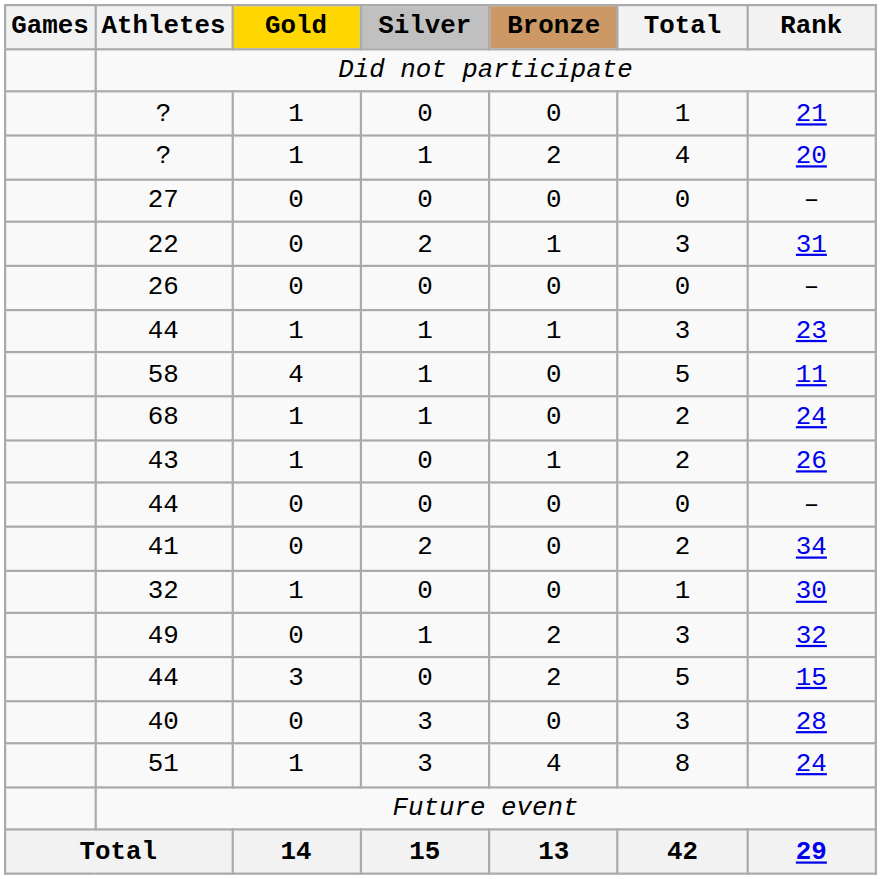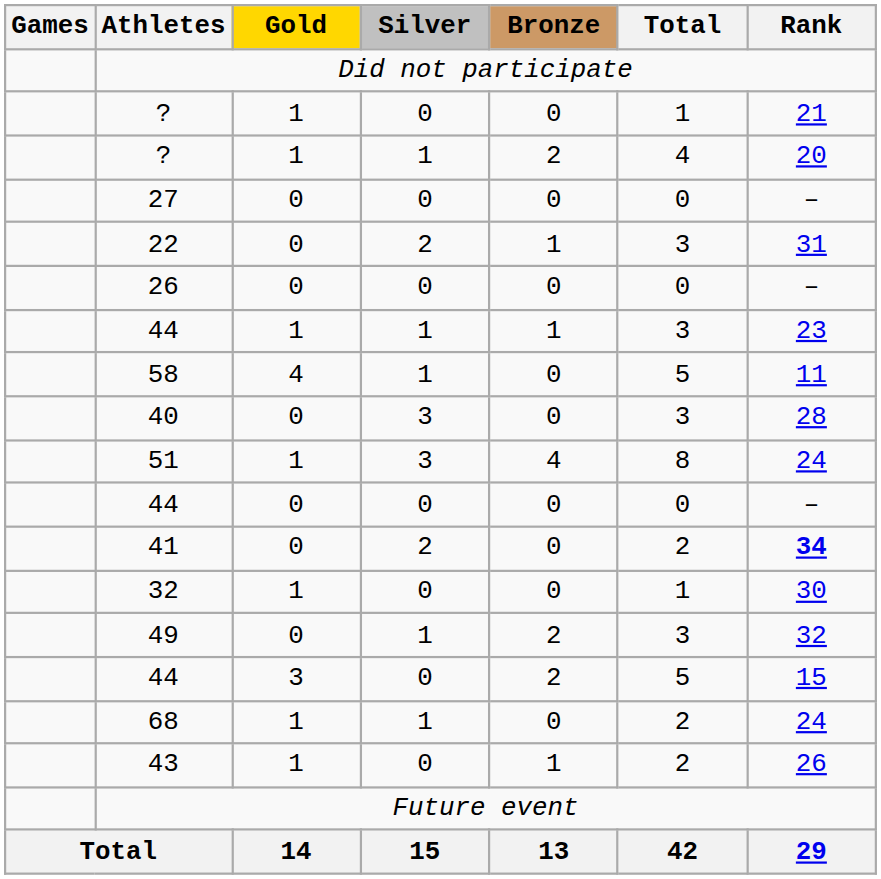rows swapped: (163, 417) <-> (163, 722)
rows swapped: (163, 461) <-> (163, 765)
(811, 548) normal -> (811, 548) bold
